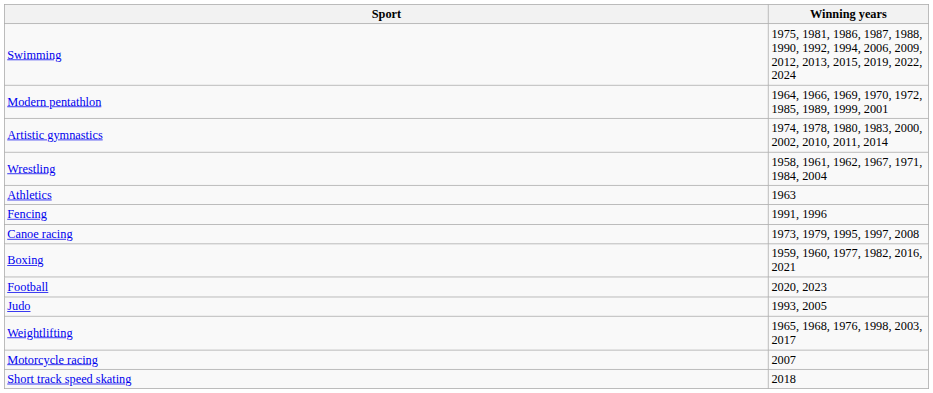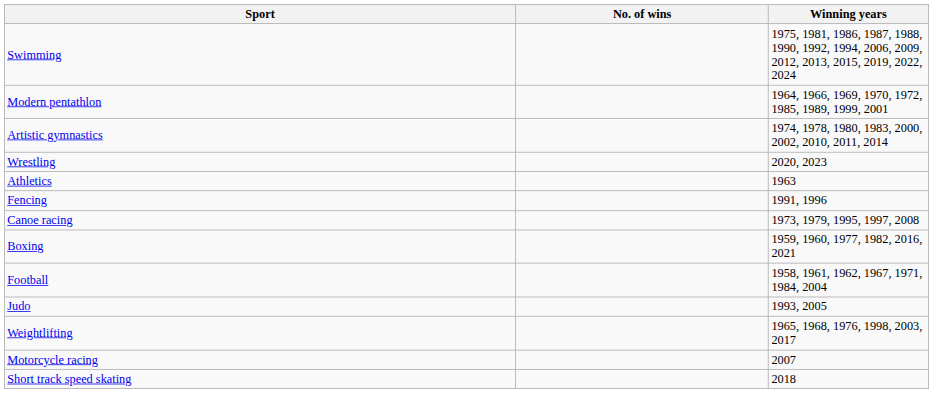+ column: (642, 14)
(847, 168) 1958, 1961, 1962, 1967, 1971, 1984, 2004 -> (799, 161) 2020, 2023
(799, 287) 2020, 2023 -> (847, 280) 1958, 1961, 1962, 1967, 1971, 1984, 2004
